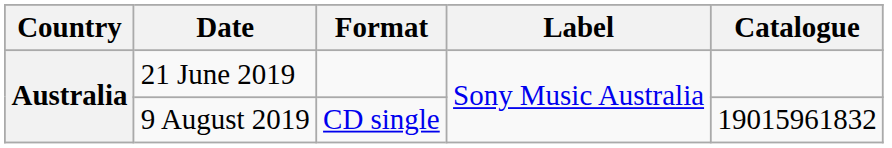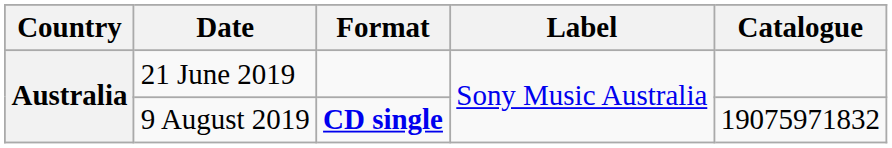(381, 119) normal -> (383, 119) bold
(797, 119) 19015961832 -> (800, 119) 19075971832
